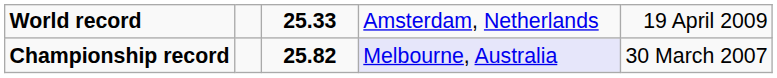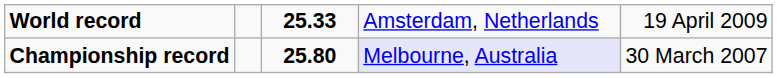(310, 55) 25.82 -> (310, 55) 25.80
